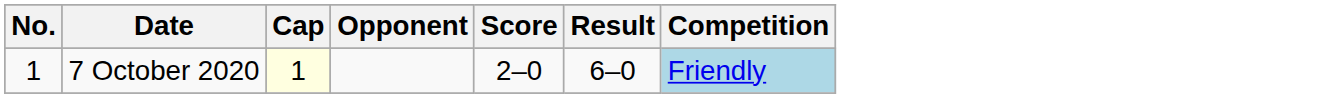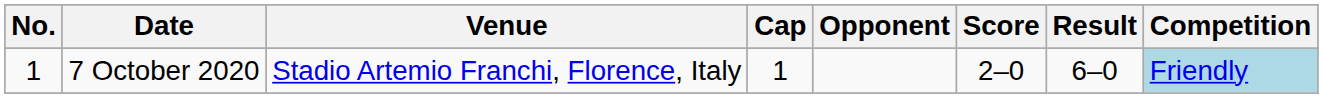+ column: (507, 26)
(298, 70) lightyellow background -> (780, 70) no background
